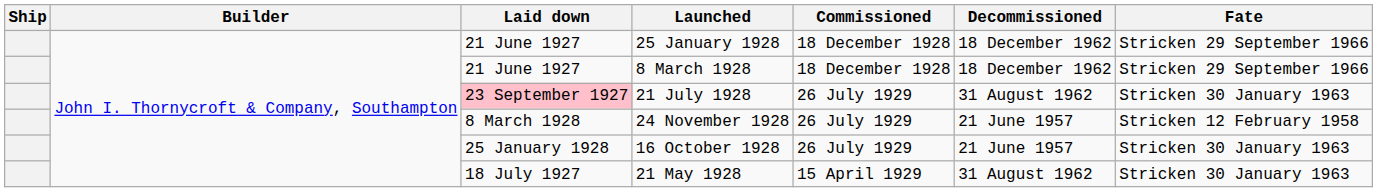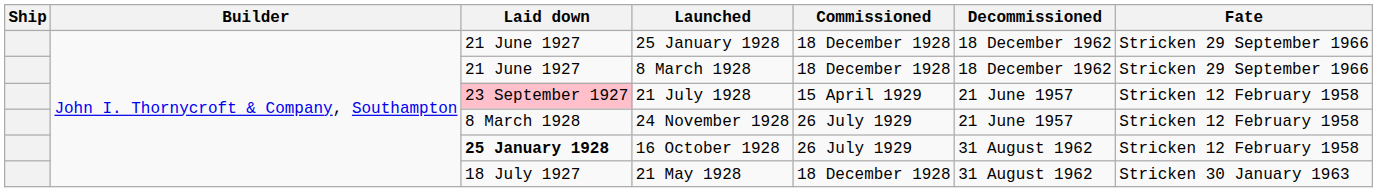(855, 96) 26 July 1929 -> (859, 96) 15 April 1929
(1025, 96) 31 August 1962 -> (1016, 96) 21 June 1957
(1234, 96) Stricken 30 January 1963 -> (1239, 96) Stricken 12 February 1958
(537, 148) normal -> (537, 148) bold
(1016, 148) 21 June 1957 -> (1025, 148) 31 August 1962
(1234, 148) Stricken 30 January 1963 -> (1239, 148) Stricken 12 February 1958
(859, 174) 15 April 1929 -> (874, 174) 18 December 1928
